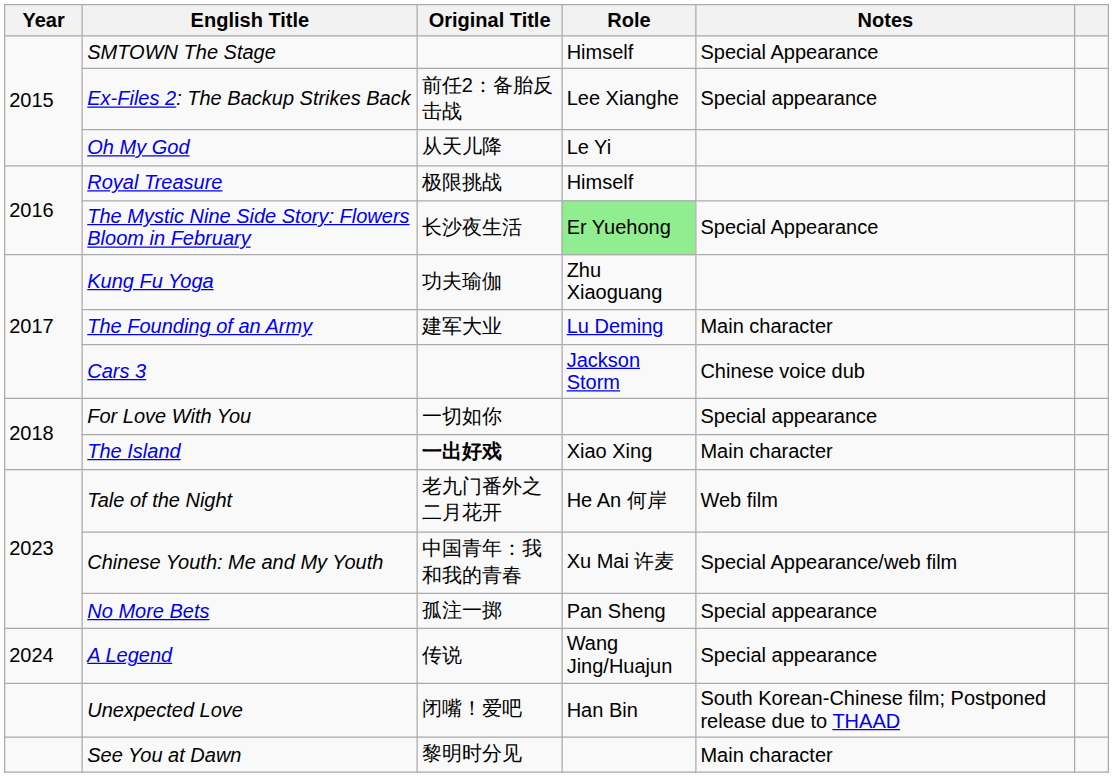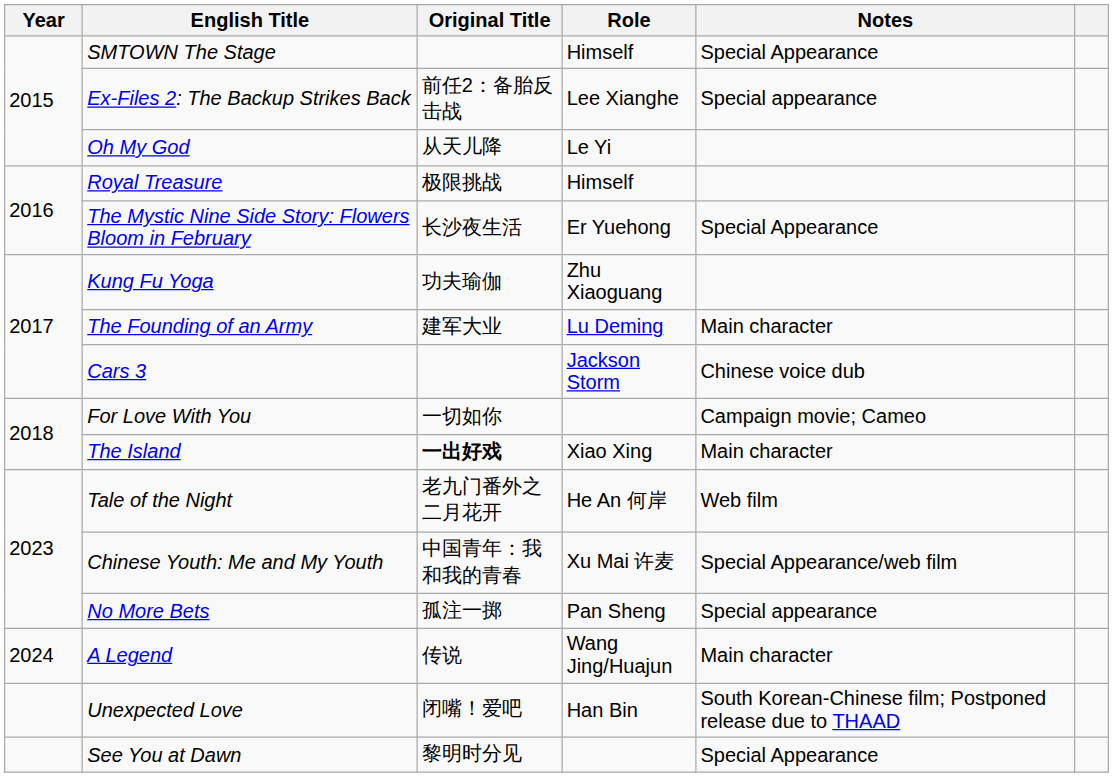(619, 227) lightgreen background -> (619, 227) no background
(789, 416) Special appearance -> (813, 416) Campaign movie; Cameo
(789, 655) Special appearance -> (767, 655) Main character
(767, 754) Main character -> (789, 754) Special Appearance
